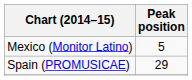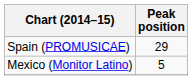rows swapped: (70, 46) <-> (68, 65)
